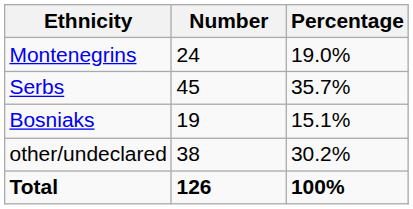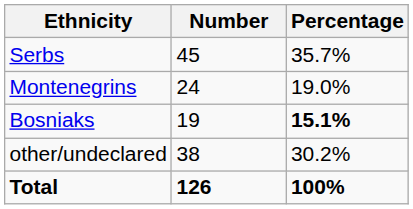rows swapped: (37, 87) <-> (73, 54)
(321, 120) normal -> (321, 120) bold
